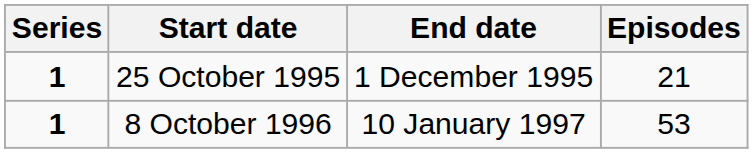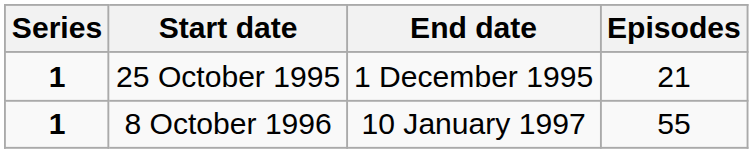(674, 123) 53 -> (674, 123) 55
